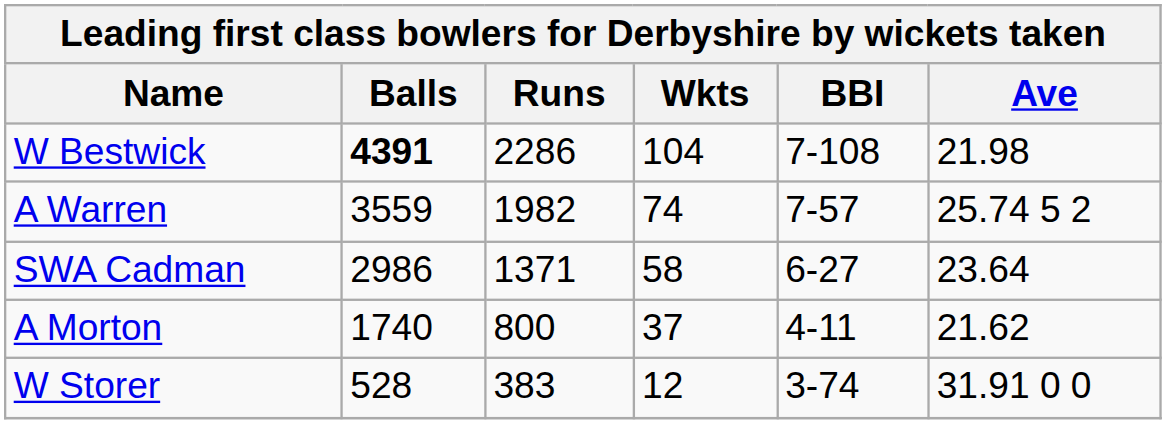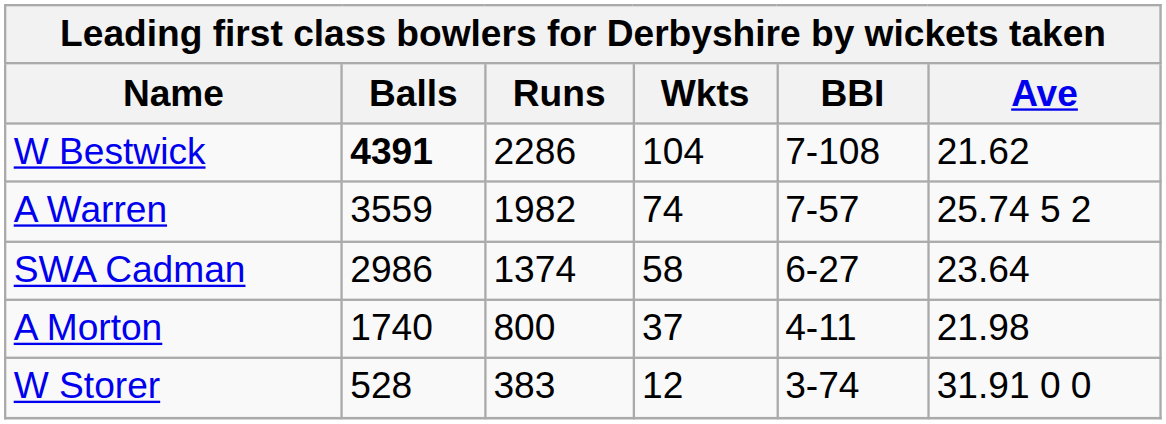(983, 151) 21.98 -> (983, 151) 21.62
(535, 269) 1371 -> (535, 269) 1374
(983, 328) 21.62 -> (983, 328) 21.98
